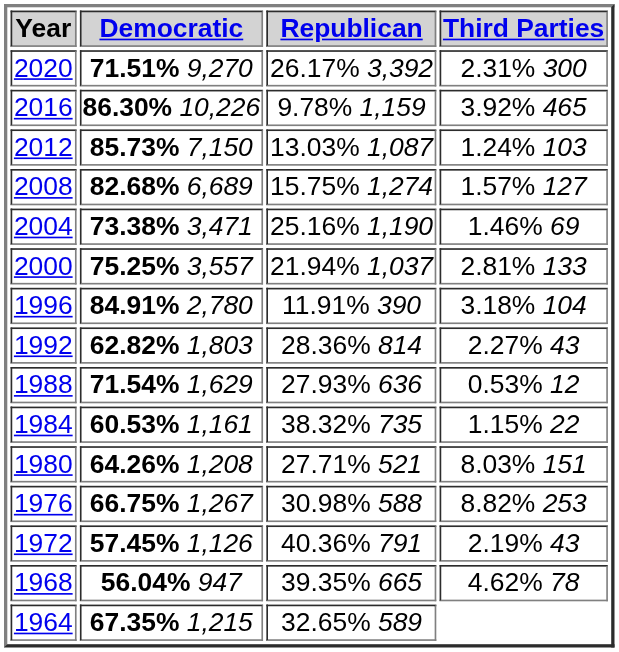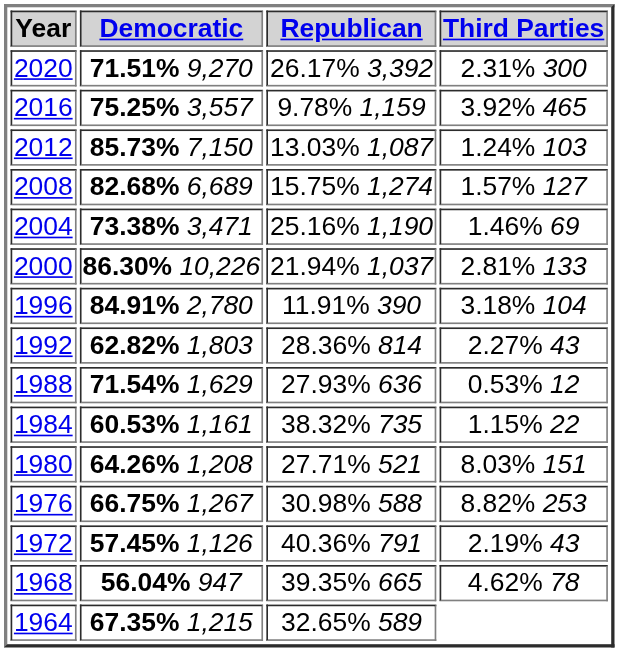(171, 107) 86.30% 10,226 -> (171, 107) 75.25% 3,557
(171, 266) 75.25% 3,557 -> (171, 266) 86.30% 10,226
